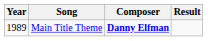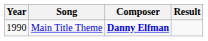(17, 28) 1989 -> (17, 28) 1990
